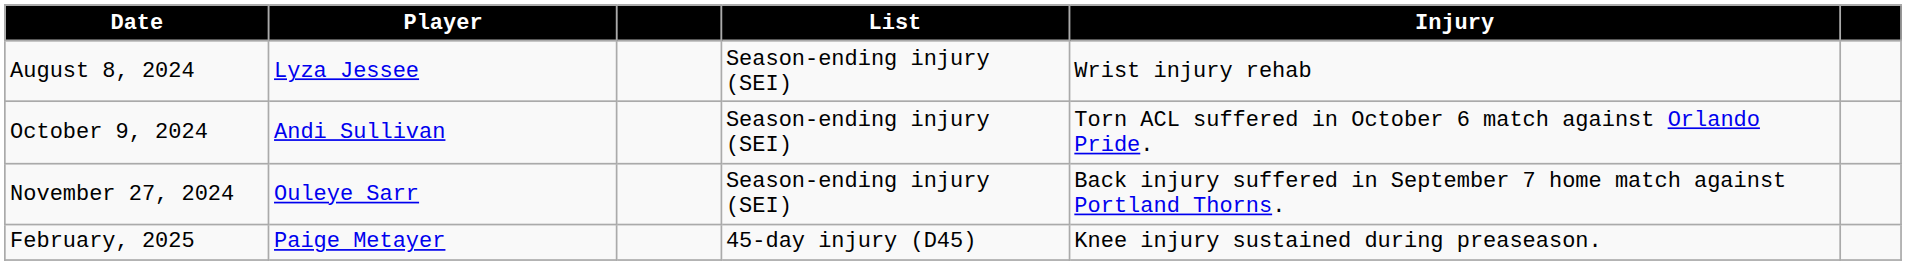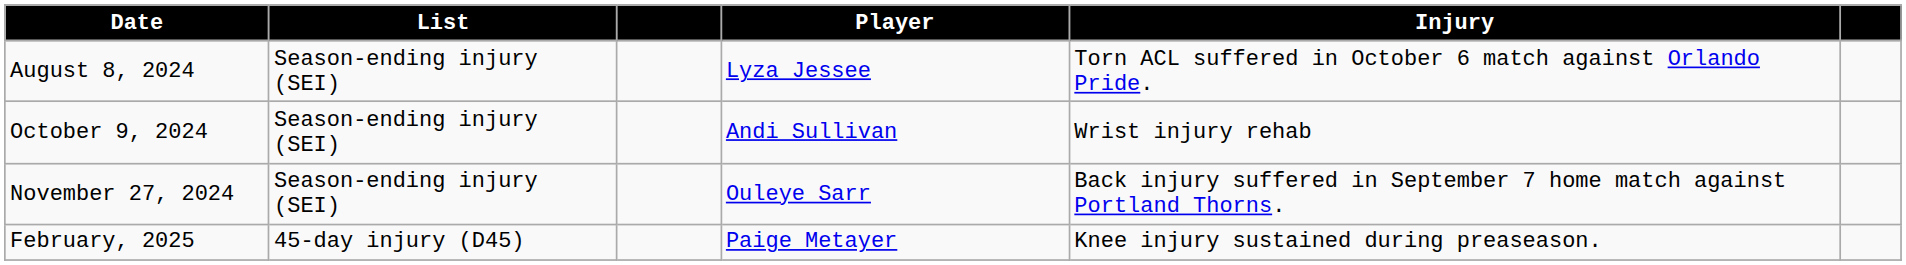columns swapped: (443, 23) <-> (895, 23)
(1193, 71) Wrist injury rehab -> (1417, 71) Torn ACL suffered in October 6 match against Orlando Pride.
(1417, 132) Torn ACL suffered in October 6 match against Orlando Pride. -> (1193, 132) Wrist injury rehab
